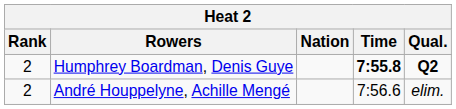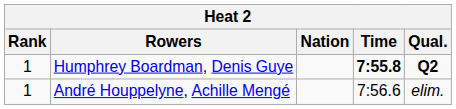(27, 66) 2 -> (27, 66) 1
(27, 91) 2 -> (27, 91) 1
